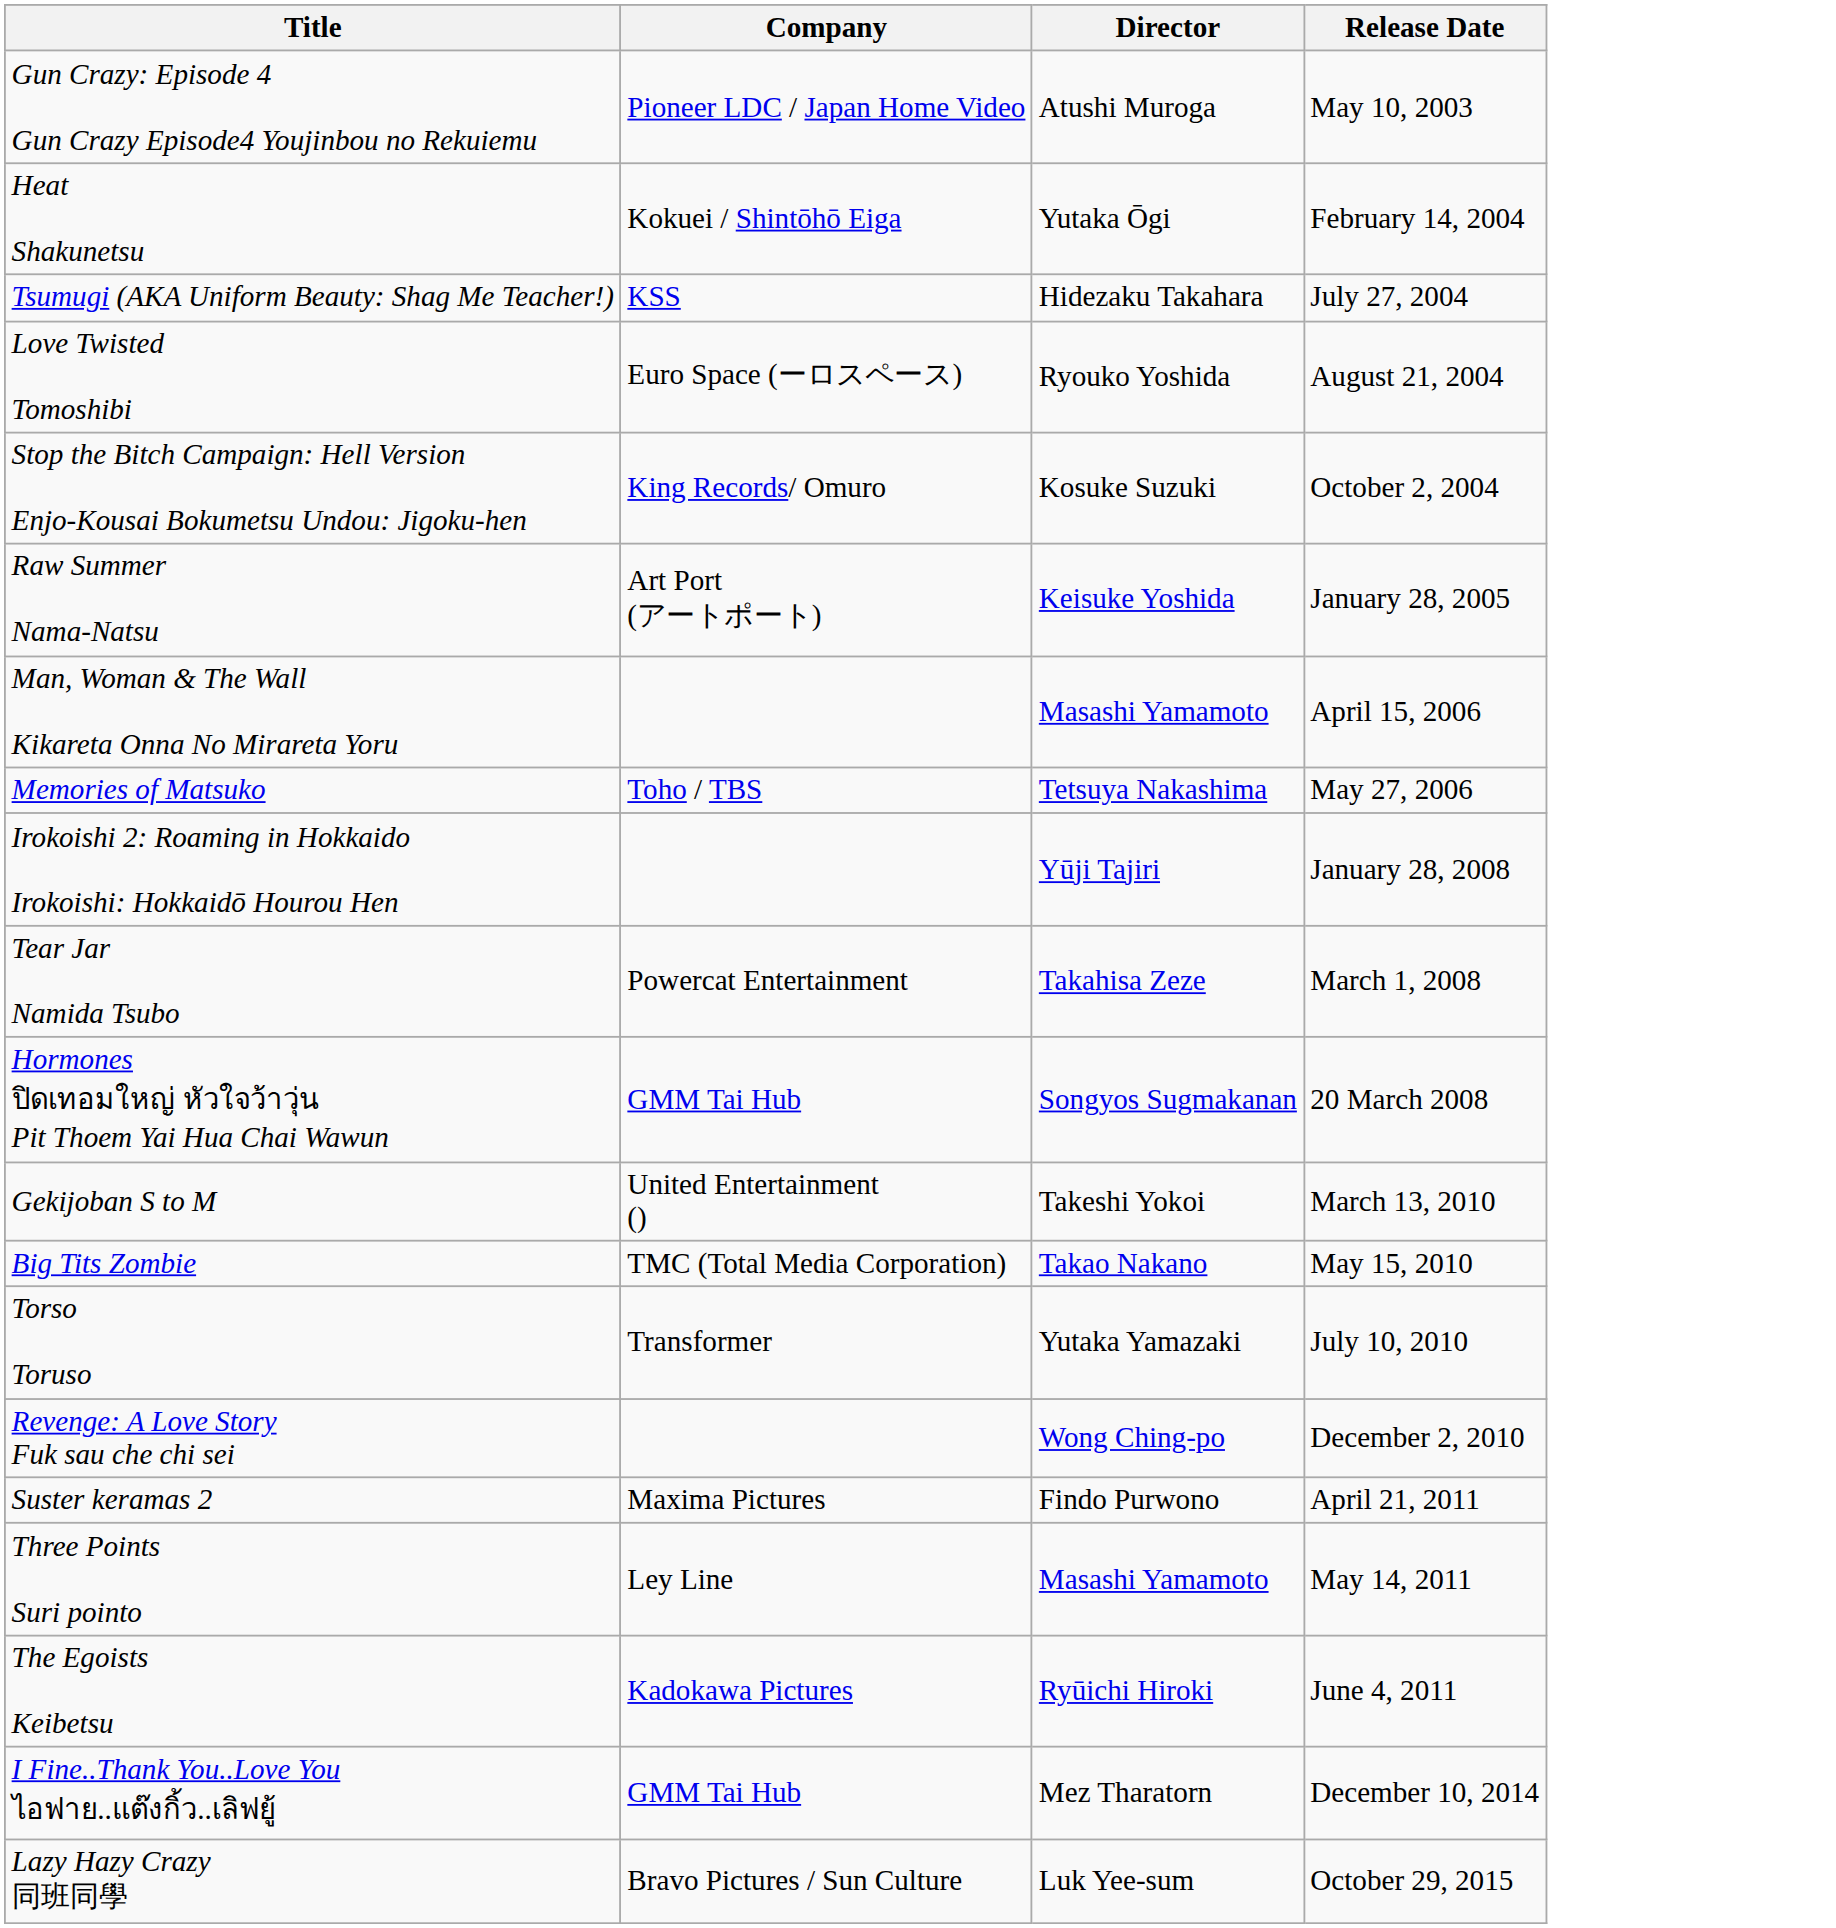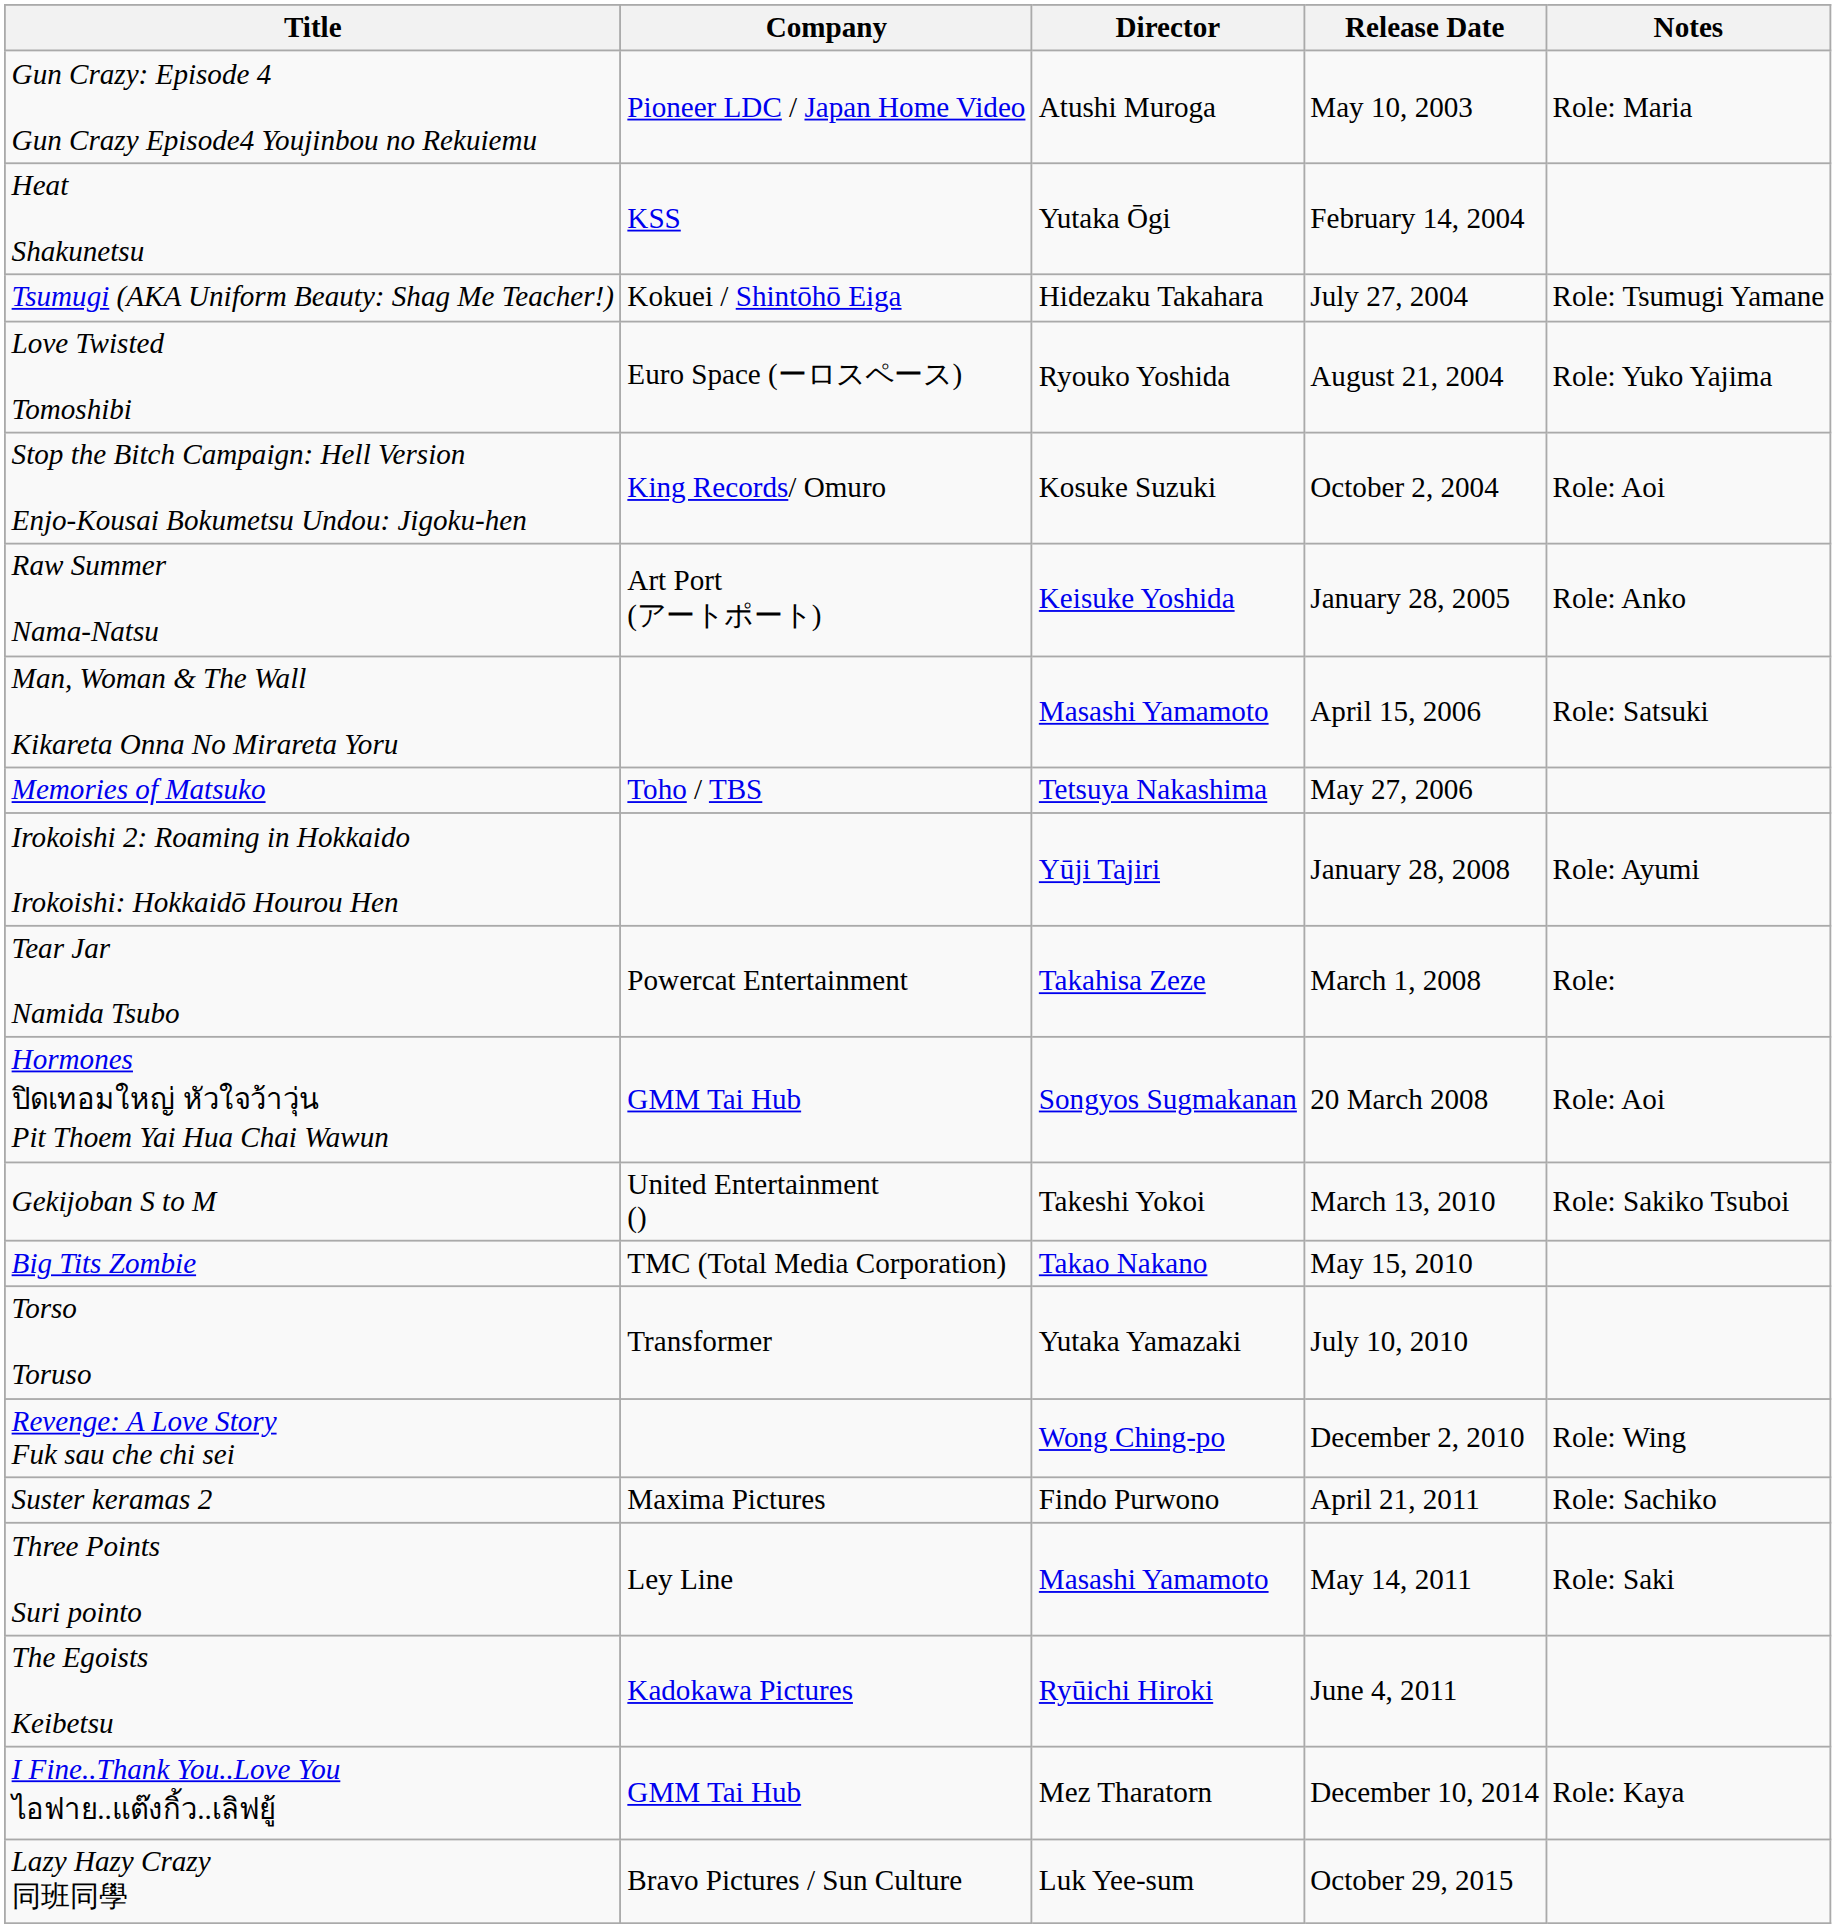+ column: (1688, 27)
(764, 218) Kokuei / Shintōhō Eiga -> (654, 218) KSS
(654, 297) KSS -> (764, 297) Kokuei / Shintōhō Eiga
